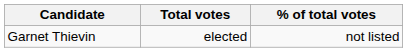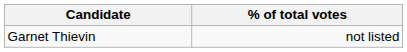- column: (195, 15)
